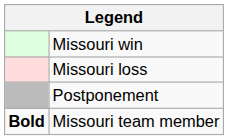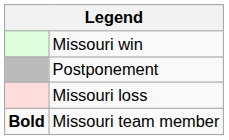rows swapped: (100, 70) <-> (105, 96)
